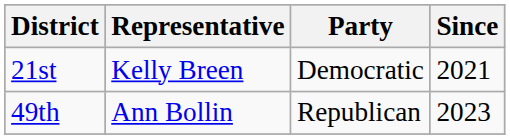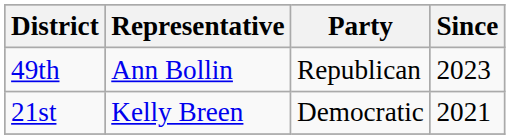rows swapped: (34, 69) <-> (35, 112)
